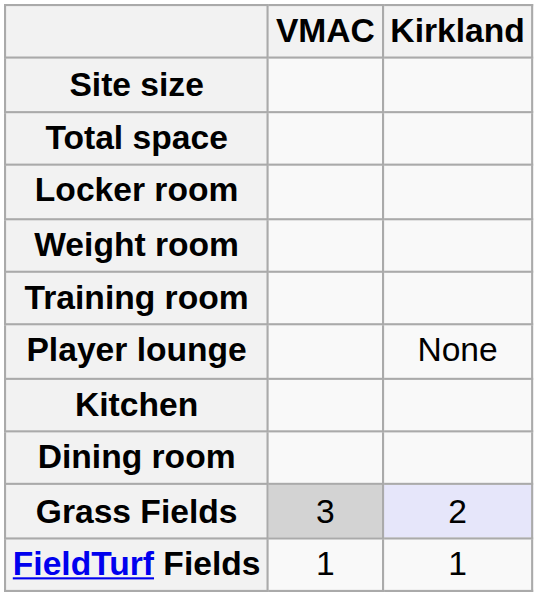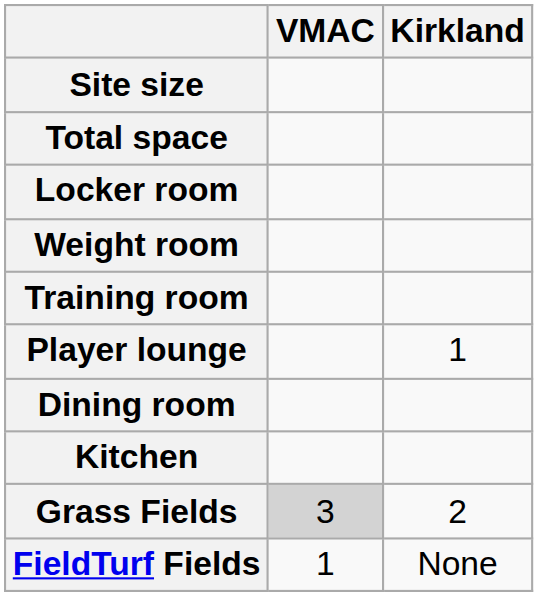(458, 350) None -> (458, 350) 1
rows swapped: (137, 457) <-> (137, 404)
(458, 510) lavender background -> (458, 510) no background
(458, 564) 1 -> (458, 564) None
